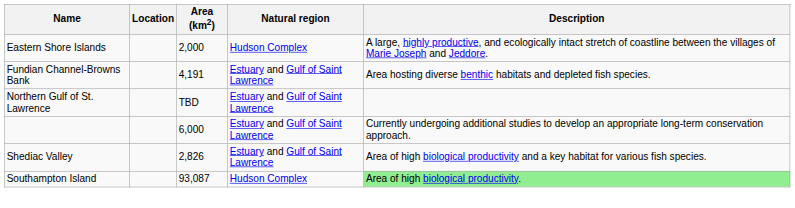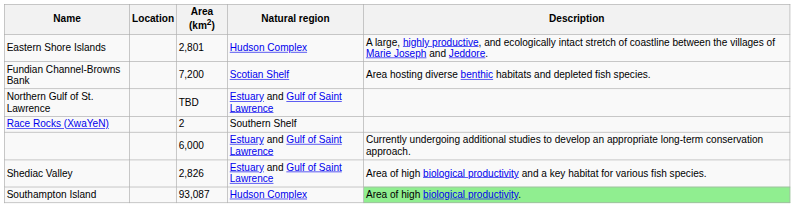(191, 48) 2,000 -> (191, 48) 2,801
(191, 75) 4,191 -> (191, 75) 7,200
(286, 75) Estuary and Gulf of Saint Lawrence -> (259, 75) Scotian Shelf
+ row: (58, 124)
